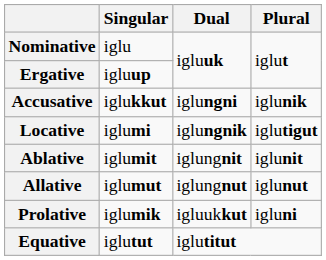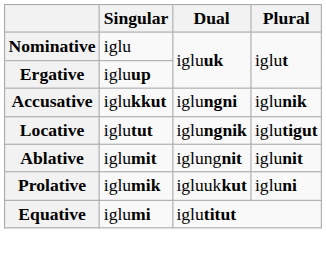(127, 130) iglumi -> (128, 130) iglutut
- row: (52, 185)
(128, 241) iglutut -> (127, 213) iglumi
